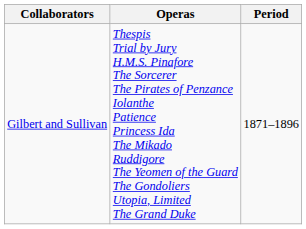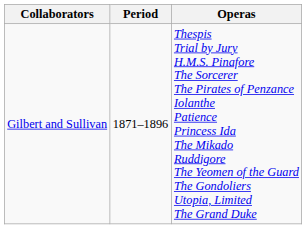columns swapped: (271, 14) <-> (175, 14)
